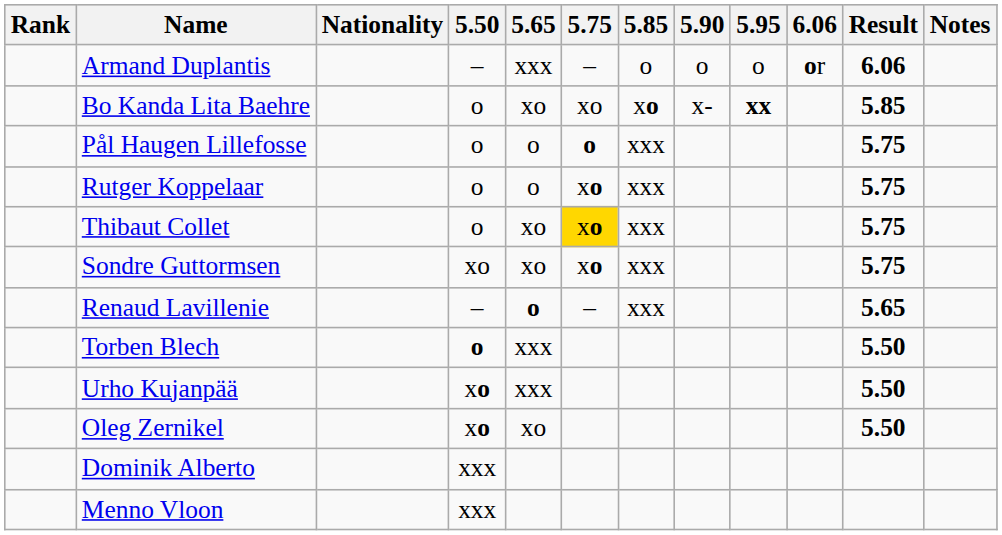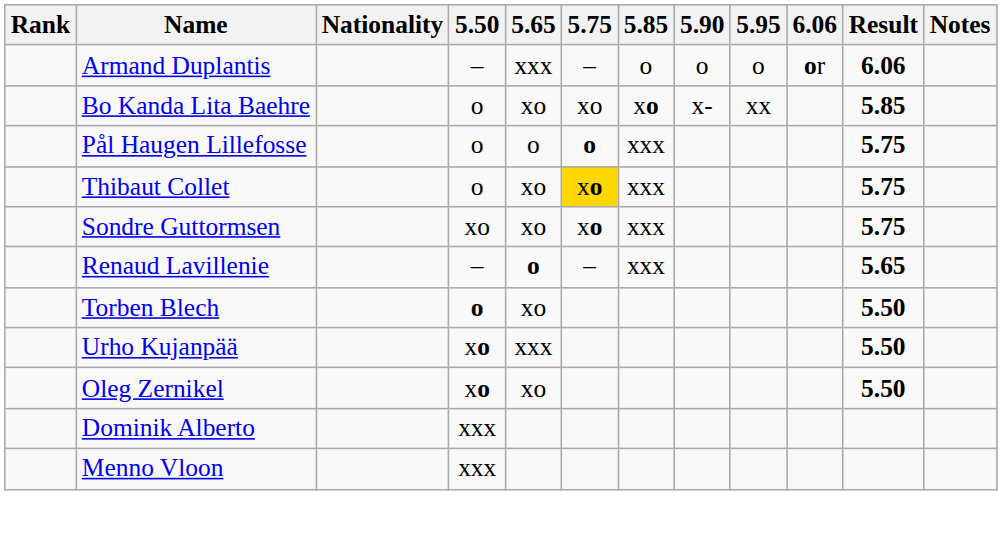(758, 105) bold -> (758, 105) normal
- row: (173, 186)
(533, 347) xxx -> (533, 307) xo
